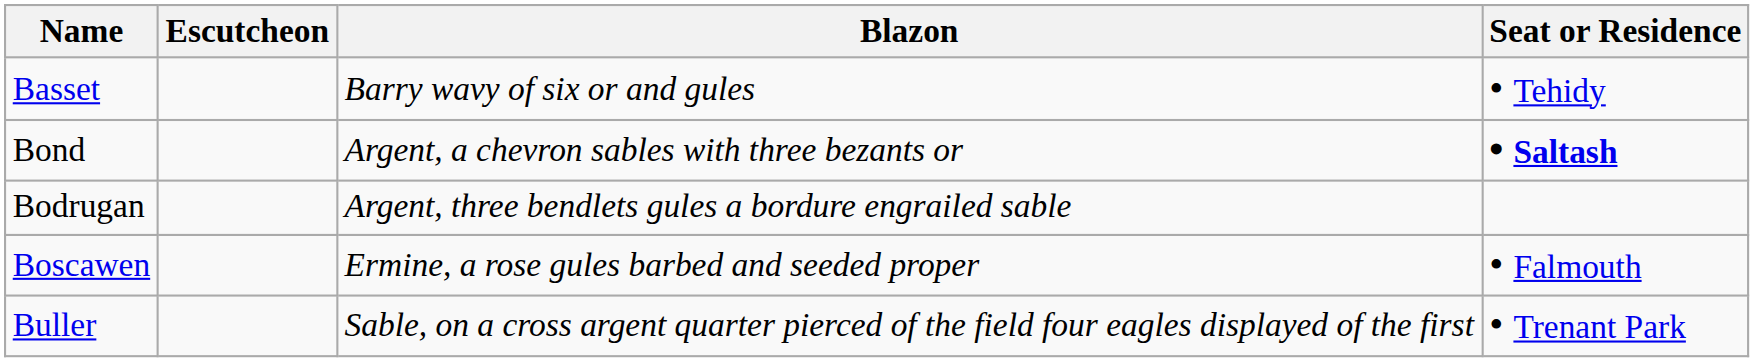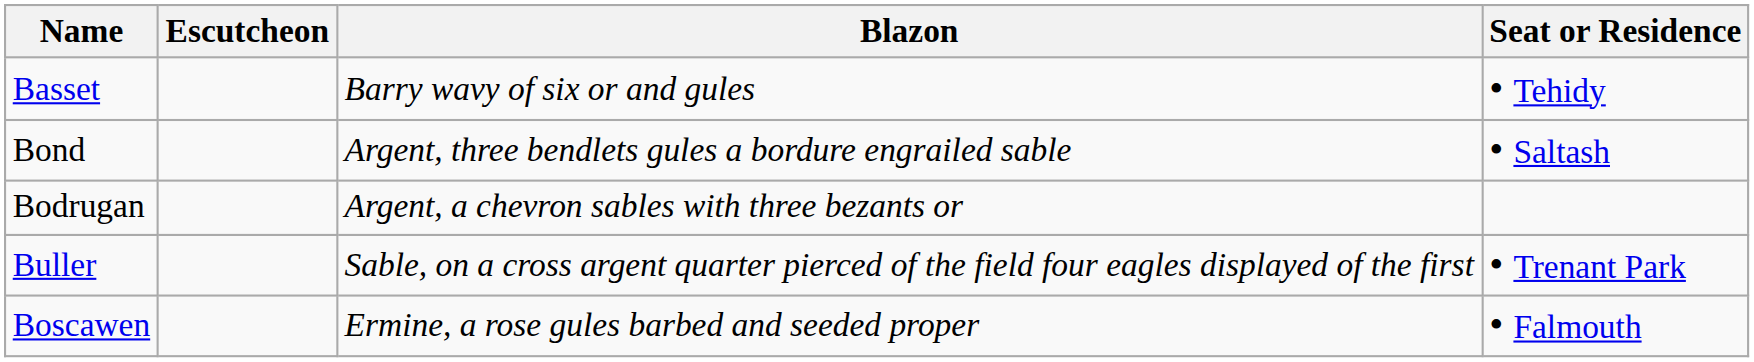(654, 149) Argent, a chevron sables with three bezants or -> (708, 149) Argent, three bendlets gules a bordure engrailed sable
(1553, 149) bold -> (1550, 149) normal
(708, 206) Argent, three bendlets gules a bordure engrailed sable -> (654, 206) Argent, a chevron sables with three bezants or
rows swapped: (81, 264) <-> (55, 325)
